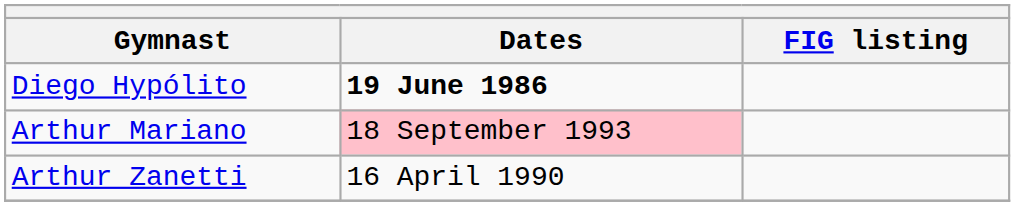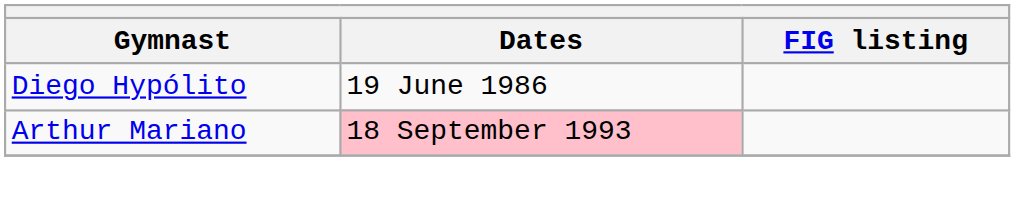(447, 87) bold -> (447, 87) normal
- row: (129, 178)
